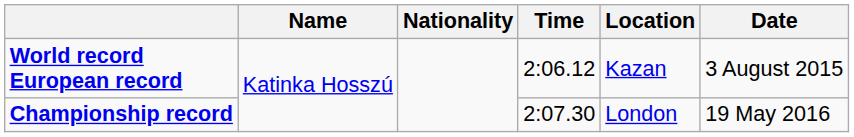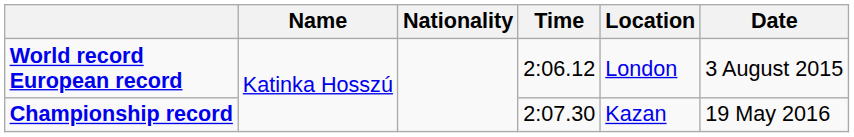(636, 68) Kazan -> (641, 68) London
(641, 114) London -> (636, 114) Kazan
